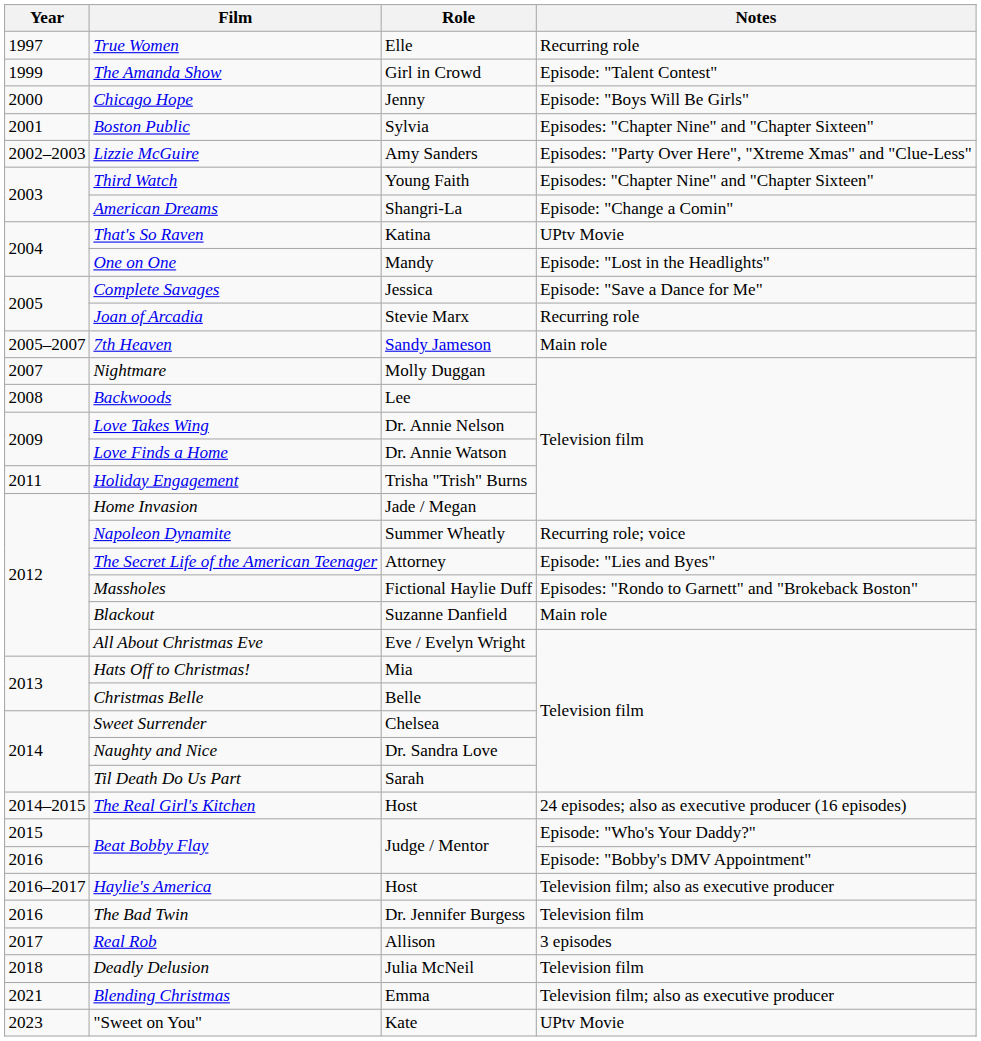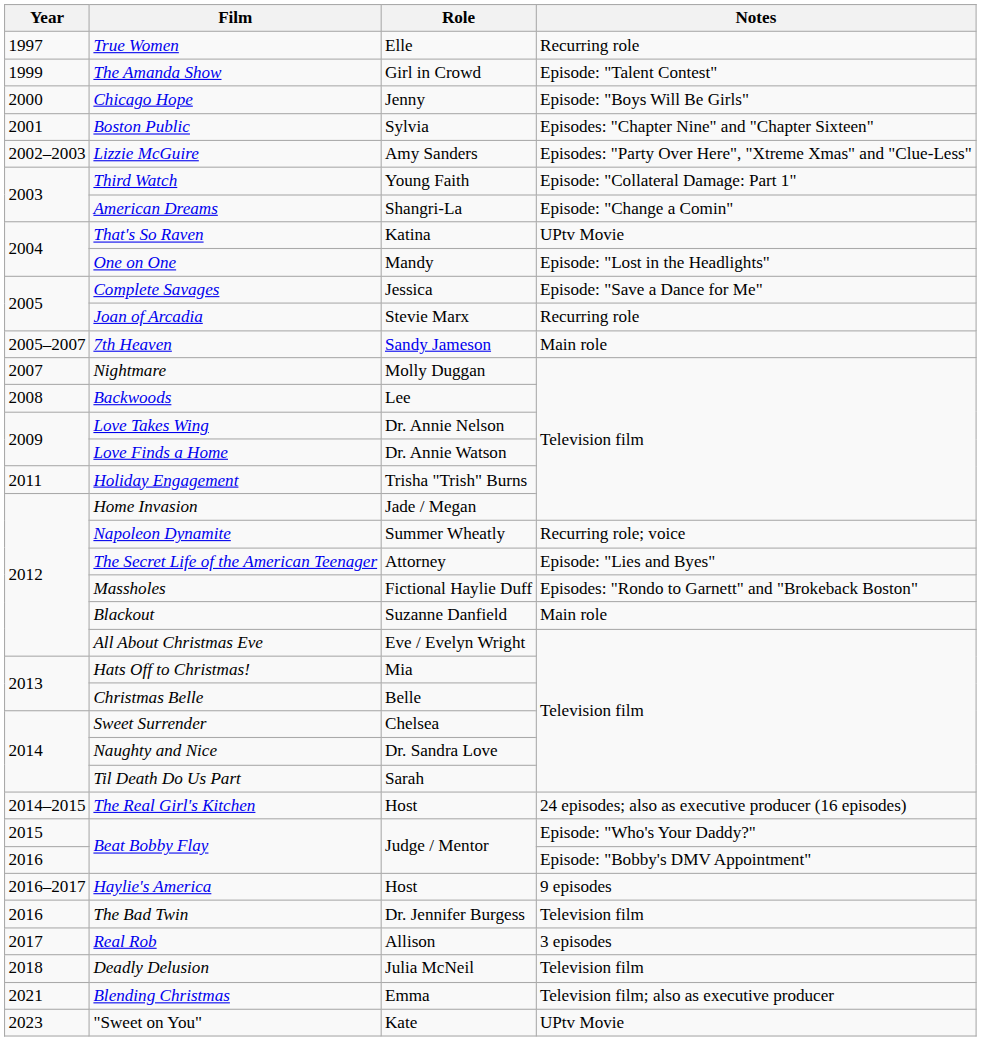(707, 180) Episodes: "Chapter Nine" and "Chapter Sixteen" -> (668, 180) Episode: "Collateral Damage: Part 1"
(687, 886) Television film; also as executive producer -> (576, 886) 9 episodes
